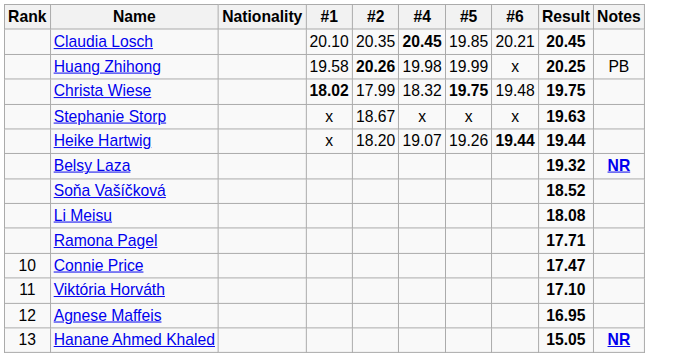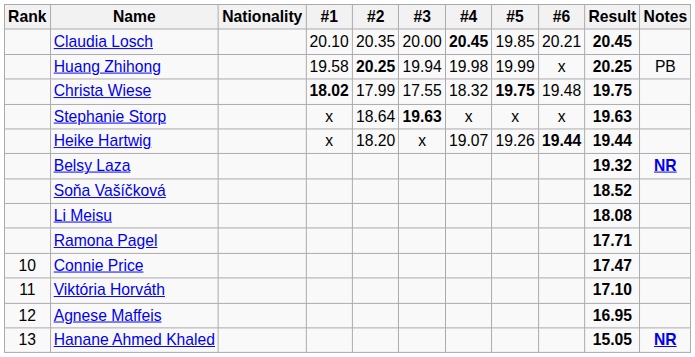+ column: (422, 16)
(376, 66) 20.26 -> (376, 66) 20.25
(376, 116) 18.67 -> (376, 116) 18.64
